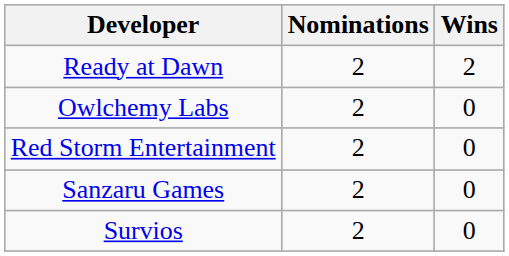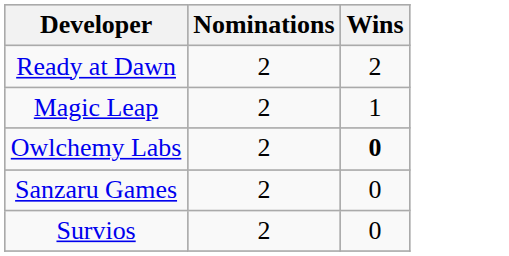+ row: (96, 107)
(469, 107) normal -> (375, 148) bold
- row: (143, 148)
